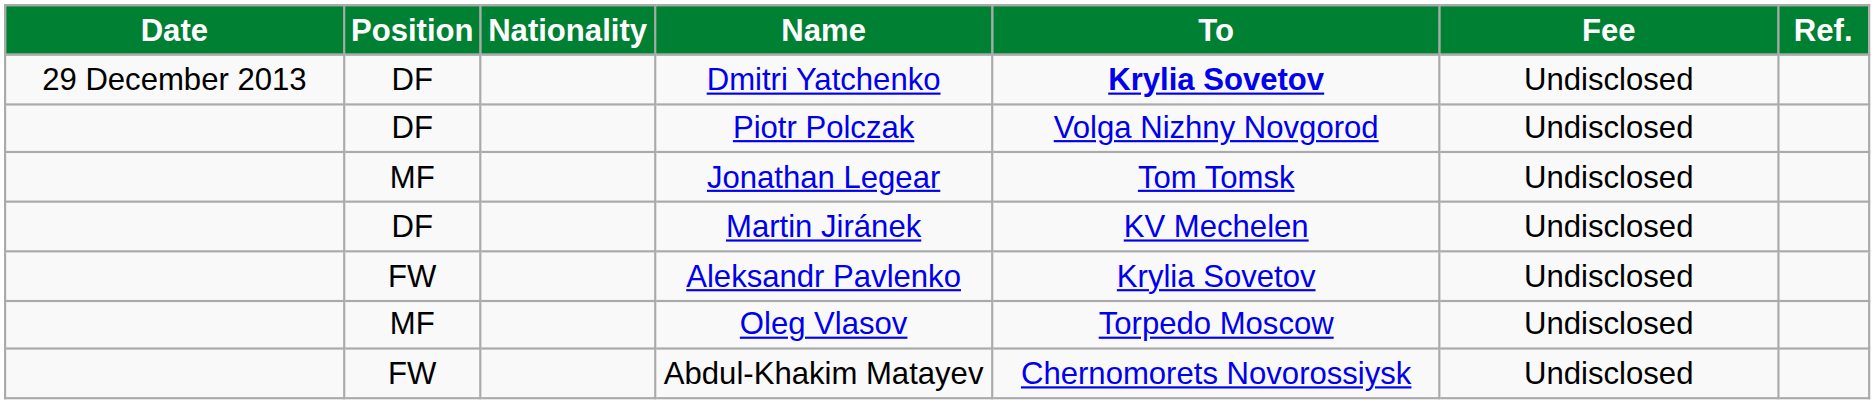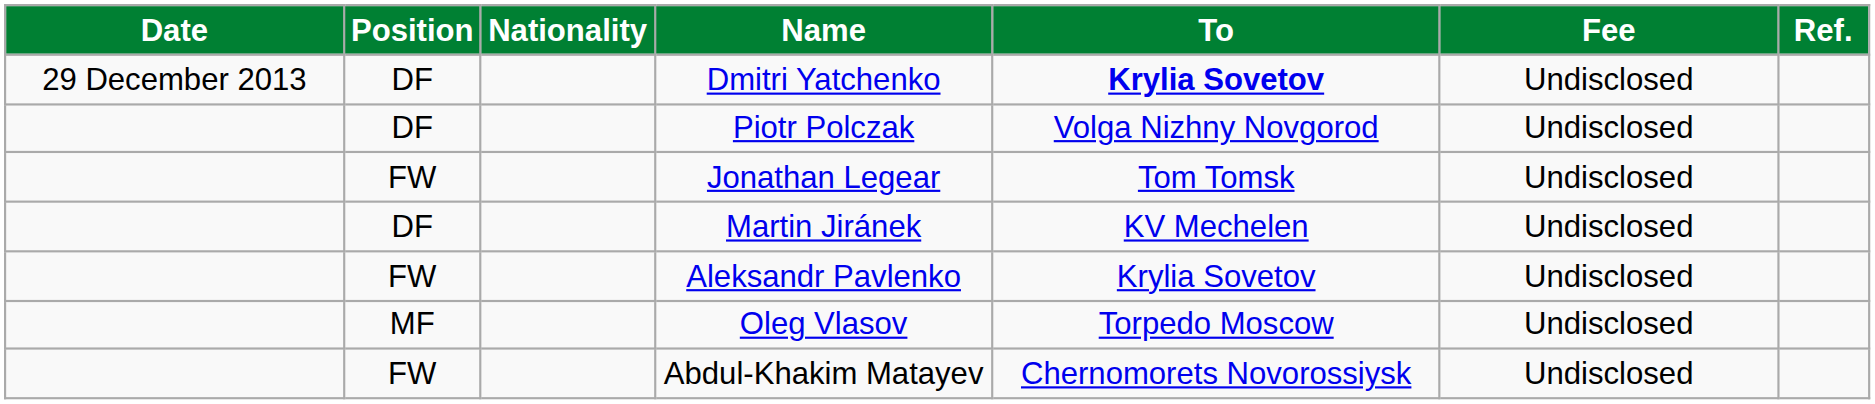(412, 177) MF -> (412, 177) FW
